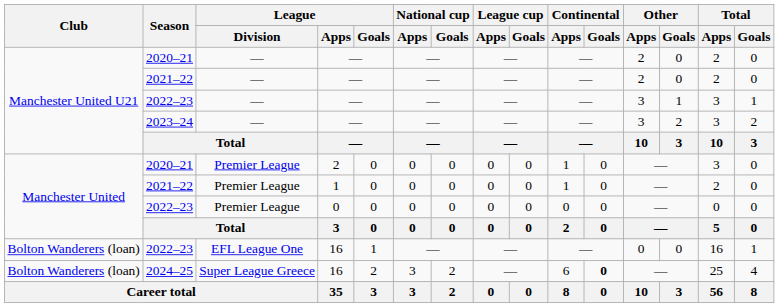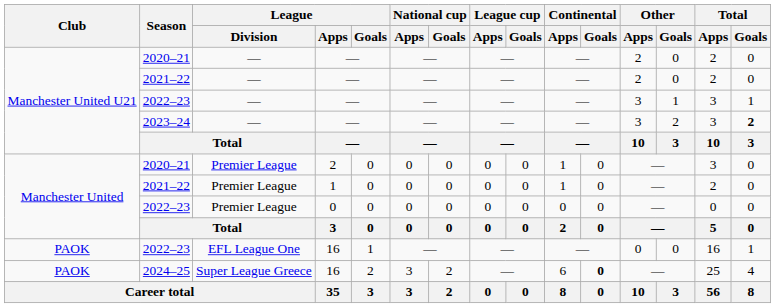(754, 121) normal -> (751, 121) bold
(74, 249) Bolton Wanderers (loan) -> (72, 249) PAOK
(74, 270) Bolton Wanderers (loan) -> (72, 270) PAOK
